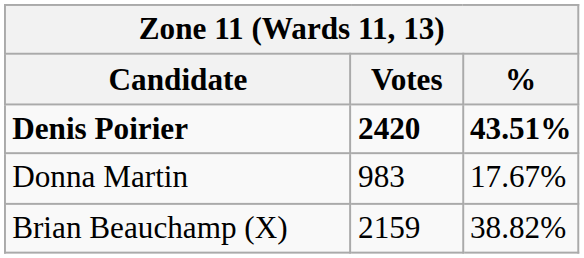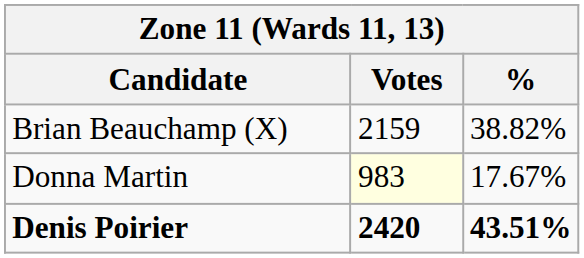rows swapped: (150, 227) <-> (100, 128)
(381, 177) no background -> (381, 177) lightyellow background
